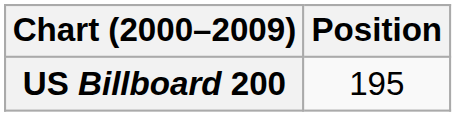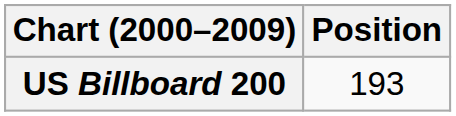(377, 83) 195 -> (377, 83) 193
